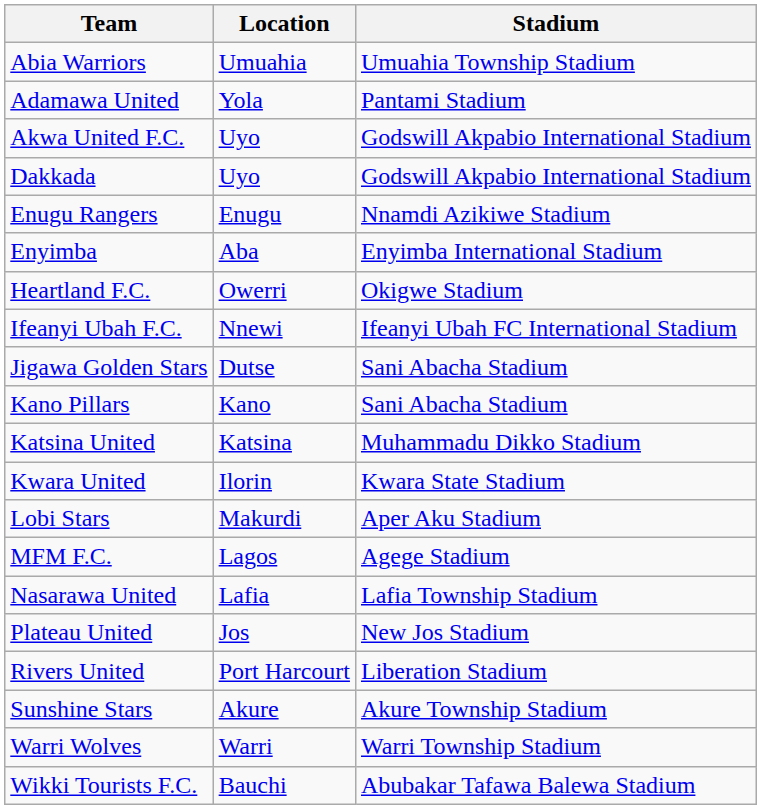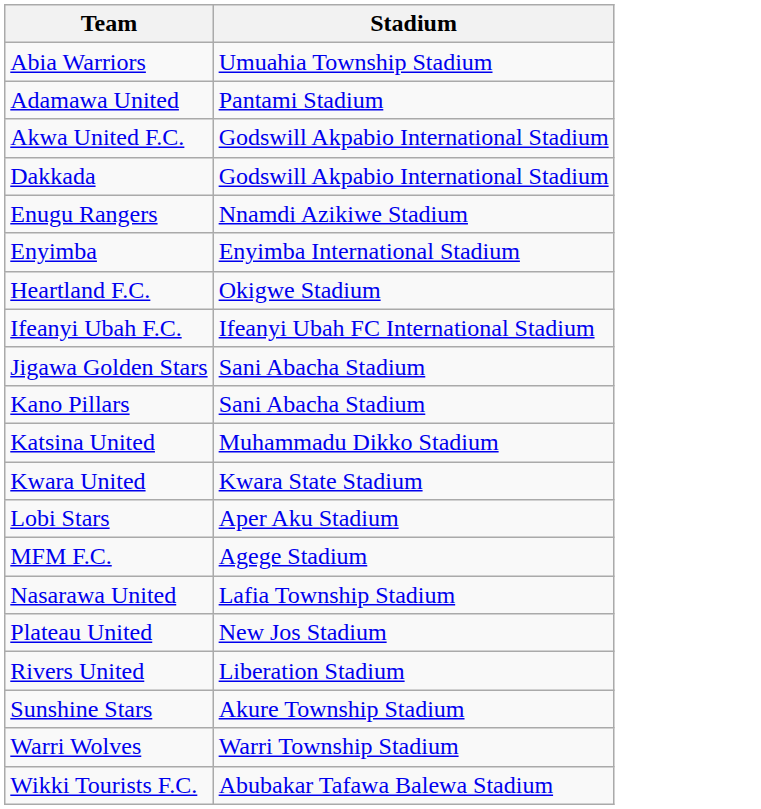- column: (284, 23)
